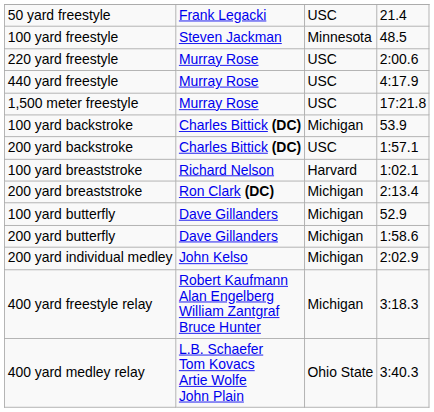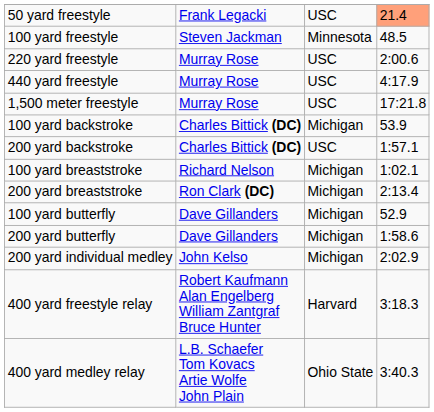(393, 15) no background -> (393, 15) lightsalmon background
(332, 170) Harvard -> (335, 170) Michigan
(335, 303) Michigan -> (332, 303) Harvard
